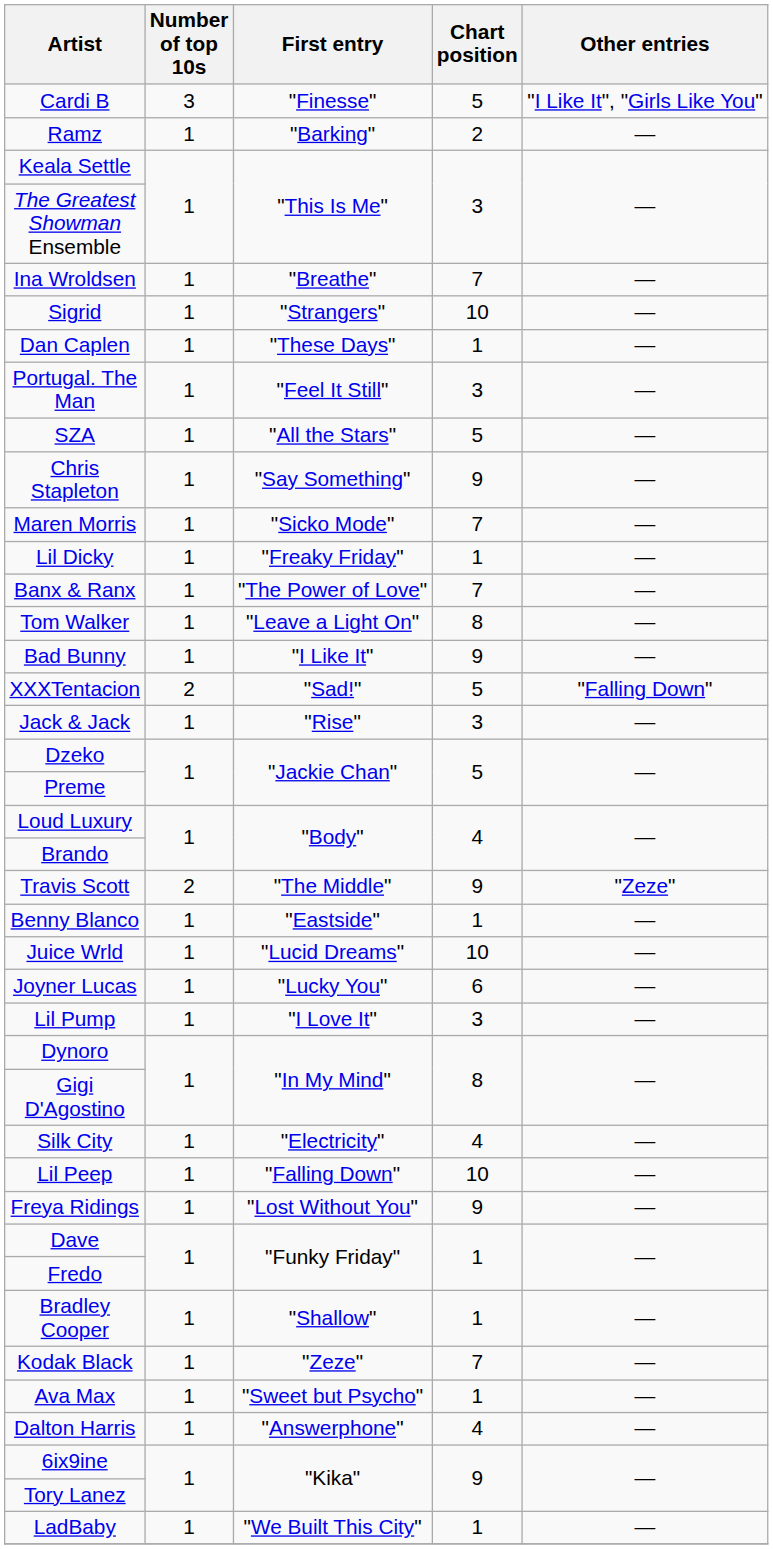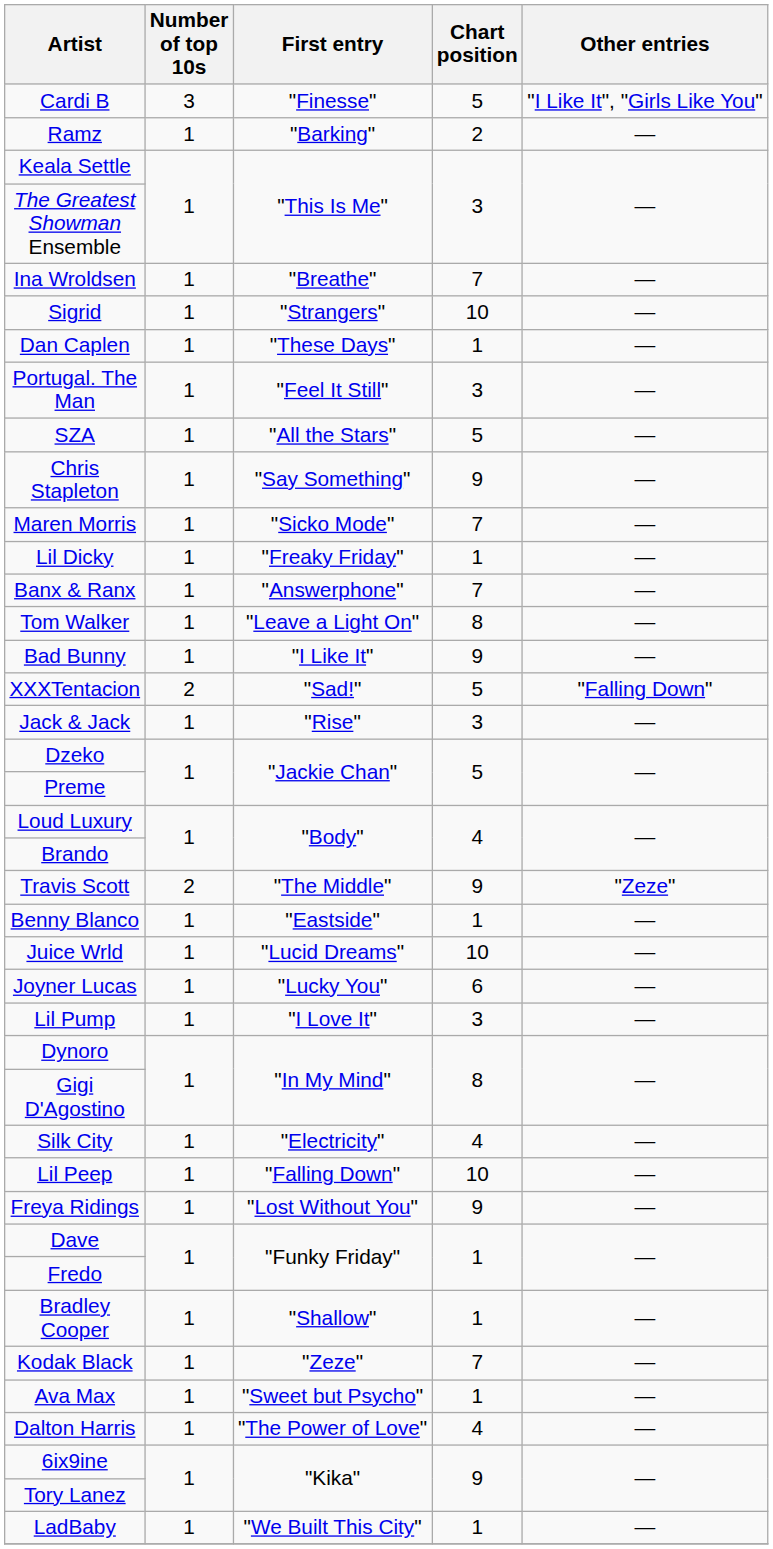(333, 590) "The Power of Love" -> (333, 590) "Answerphone"
(333, 1428) "Answerphone" -> (333, 1428) "The Power of Love"
